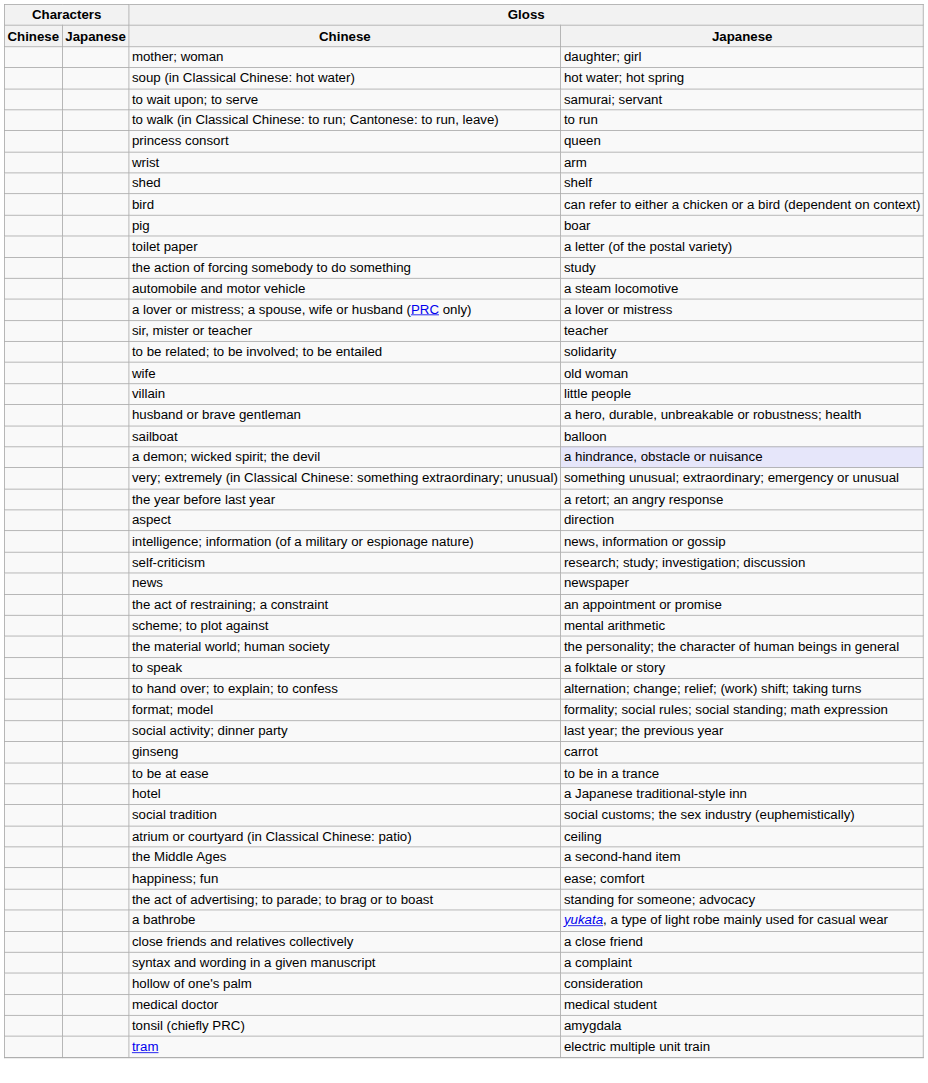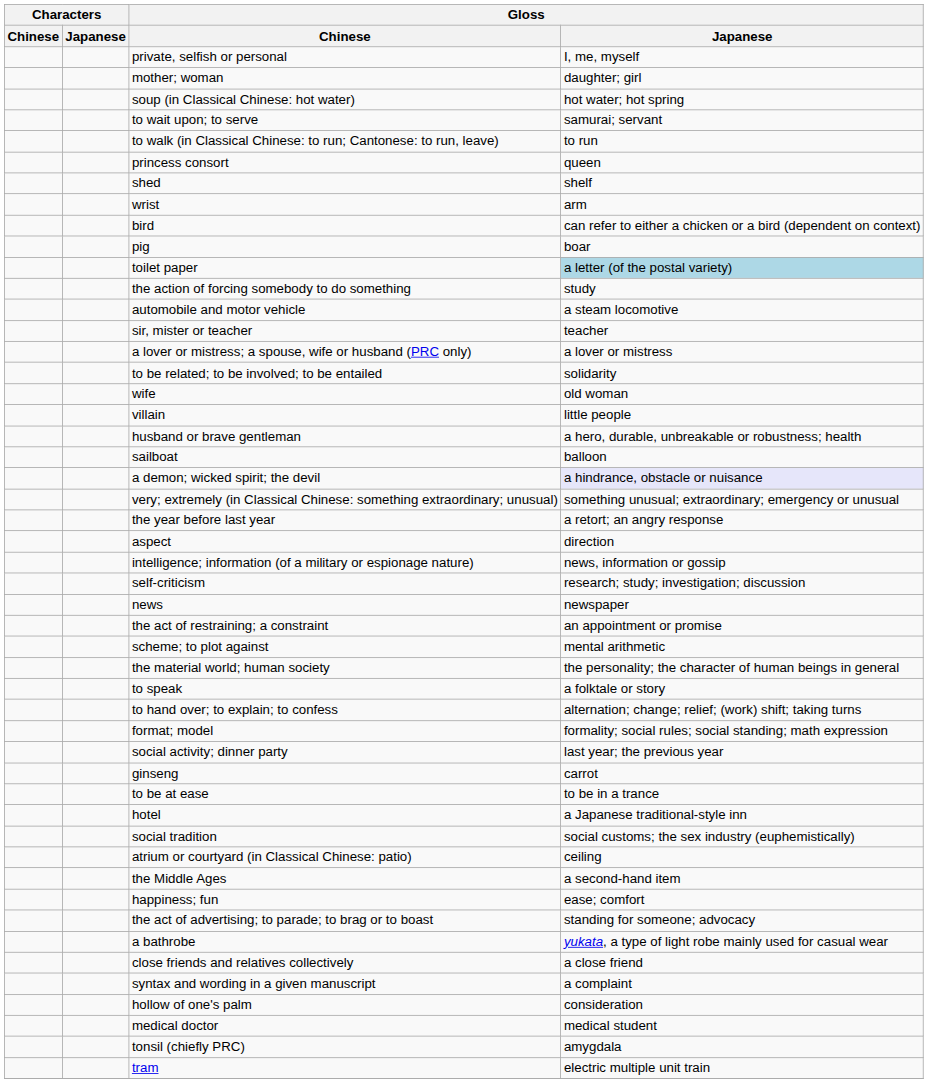+ row: (209, 57)
rows swapped: (146, 183) <-> (146, 162)
(648, 246) no background -> (648, 267) lightblue background
rows swapped: (192, 330) <-> (302, 309)
